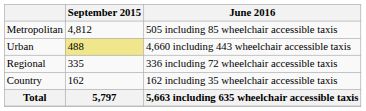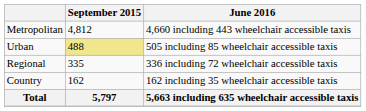(242, 30) 505 including 85 wheelchair accessible taxis -> (248, 30) 4,660 including 443 wheelchair accessible taxis
(248, 47) 4,660 including 443 wheelchair accessible taxis -> (242, 47) 505 including 85 wheelchair accessible taxis
